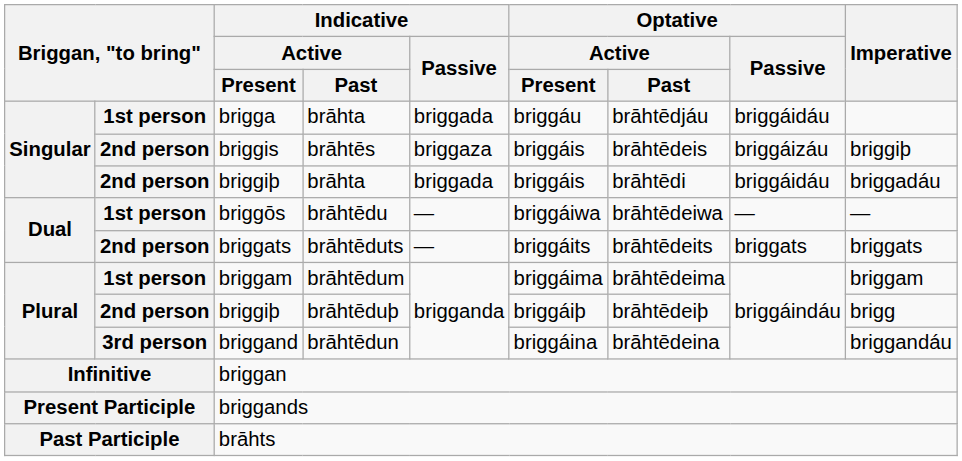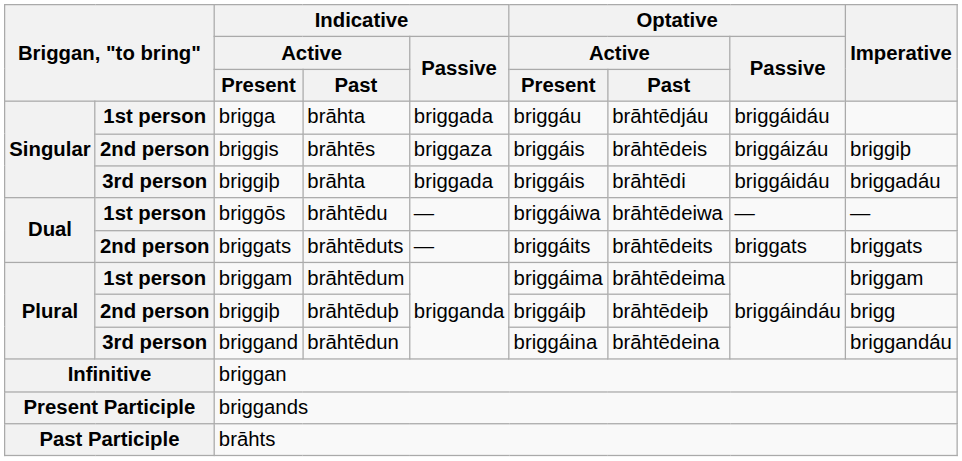(155, 181) 2nd person -> (155, 181) 3rd person
